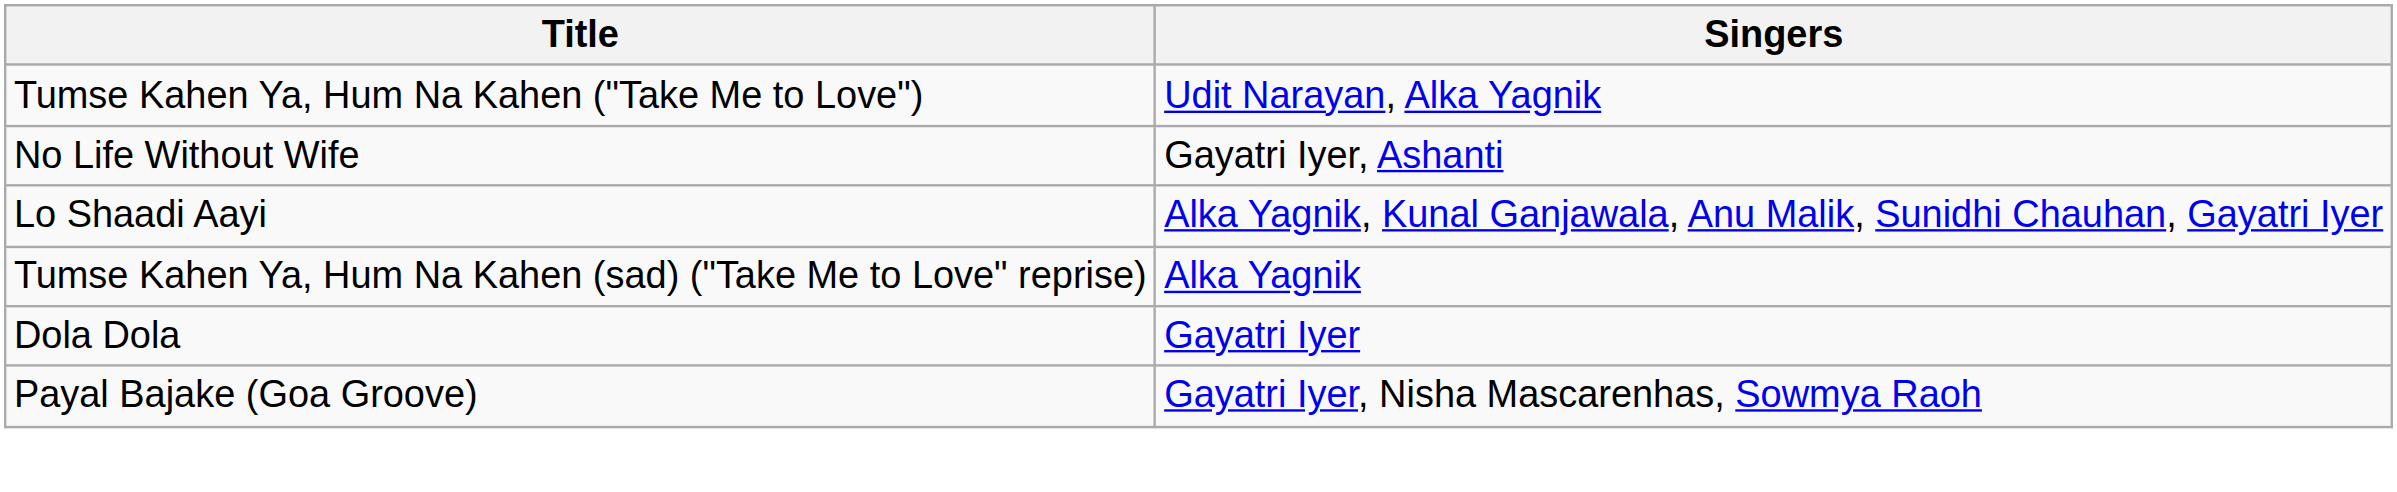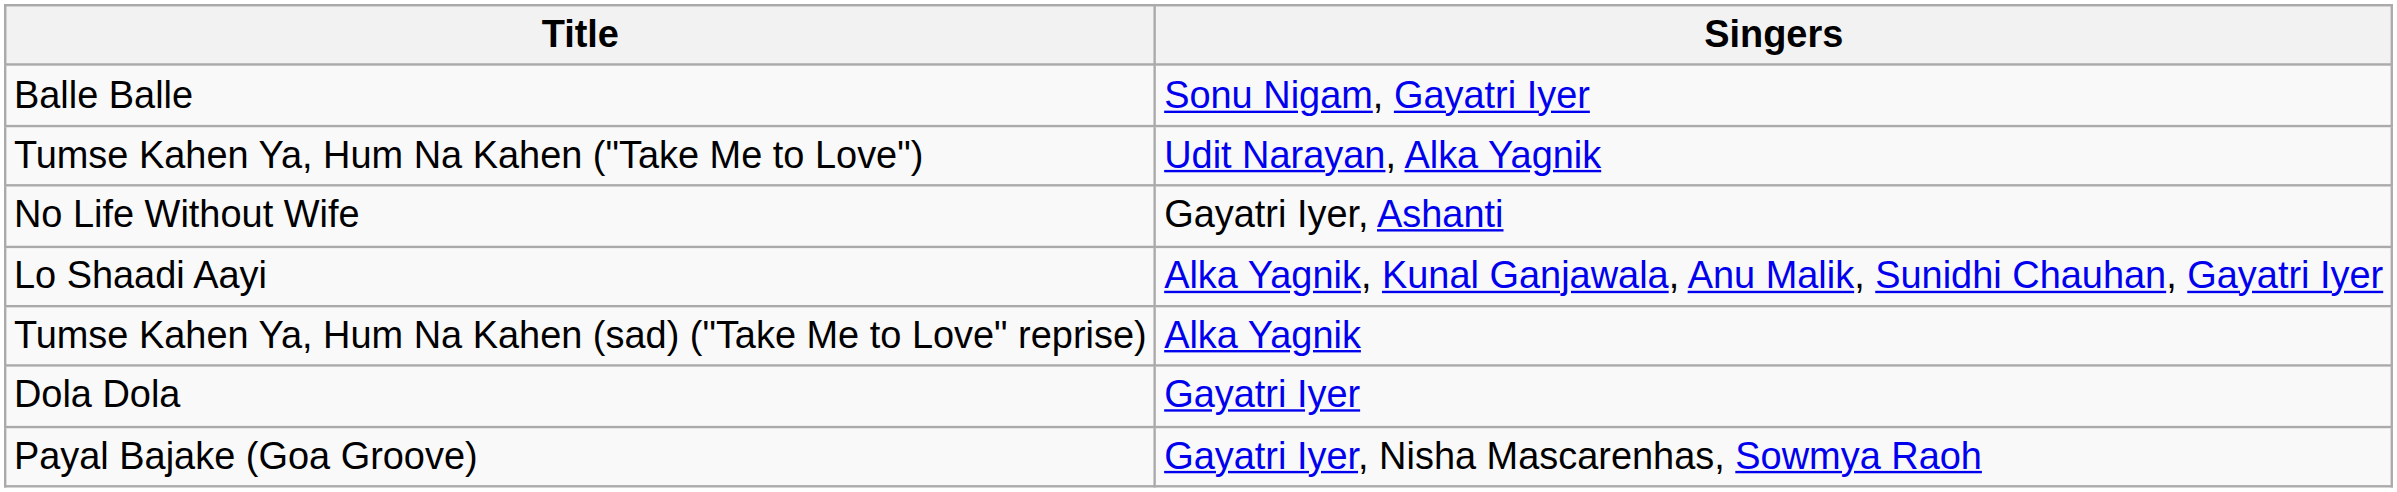+ row: (104, 94)
